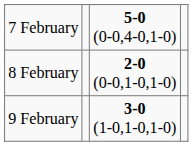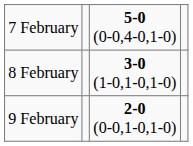(135, 72) 2-0 (0-0,1-0,1-0) -> (135, 72) 3-0 (1-0,1-0,1-0)
(135, 118) 3-0 (1-0,1-0,1-0) -> (135, 118) 2-0 (0-0,1-0,1-0)
